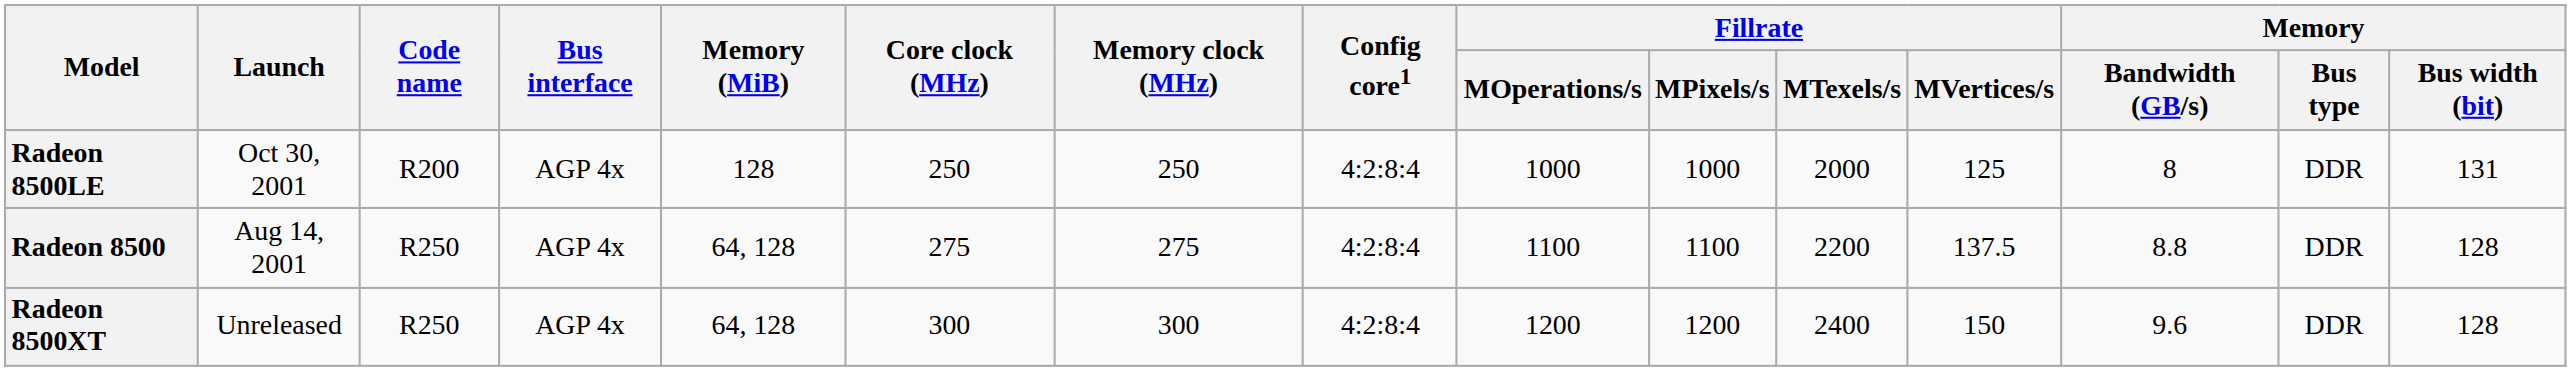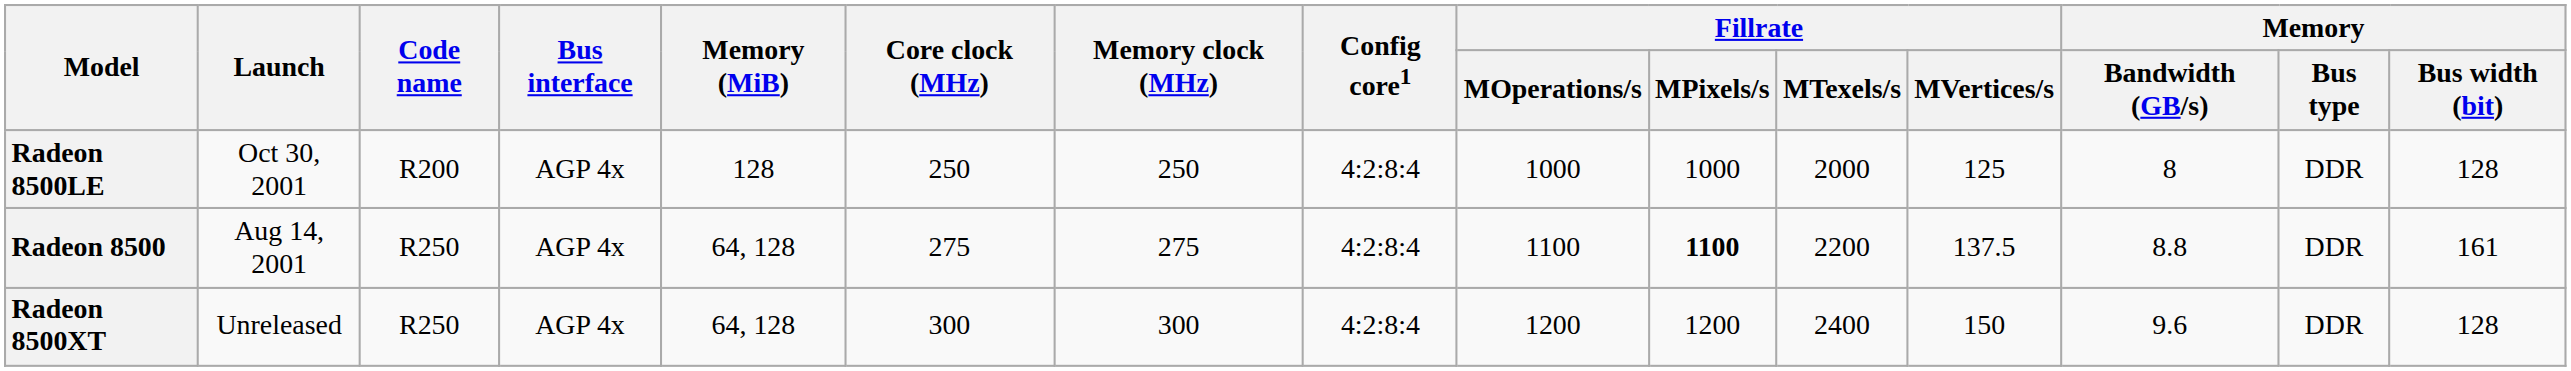(2478, 168) 131 -> (2478, 168) 128
(1712, 247) normal -> (1712, 247) bold
(2478, 247) 128 -> (2478, 247) 161
